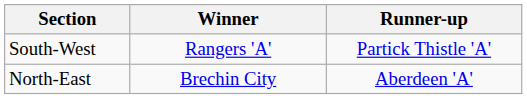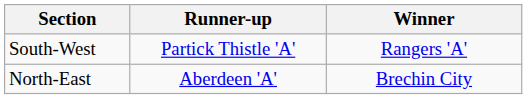columns swapped: (228, 19) <-> (424, 19)
